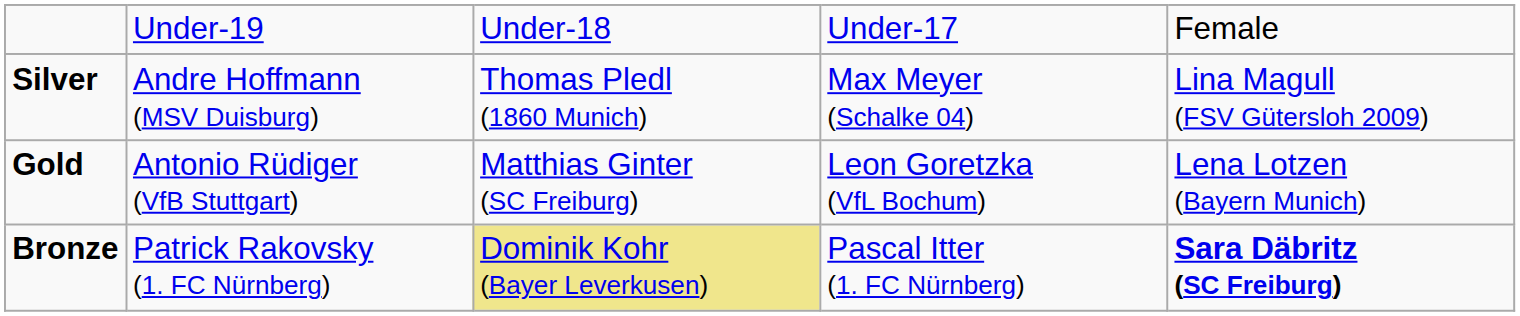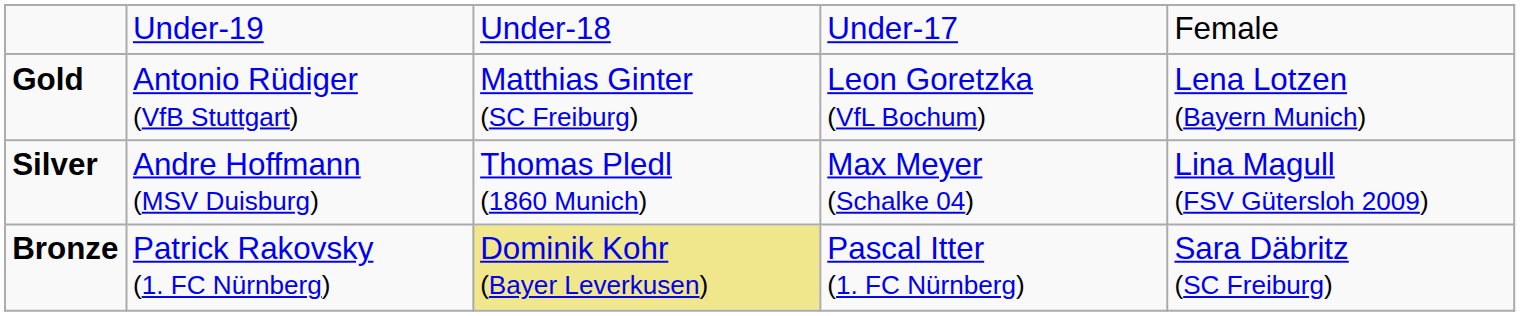rows swapped: (48, 164) <-> (55, 79)
(1266, 266) bold -> (1262, 266) normal
